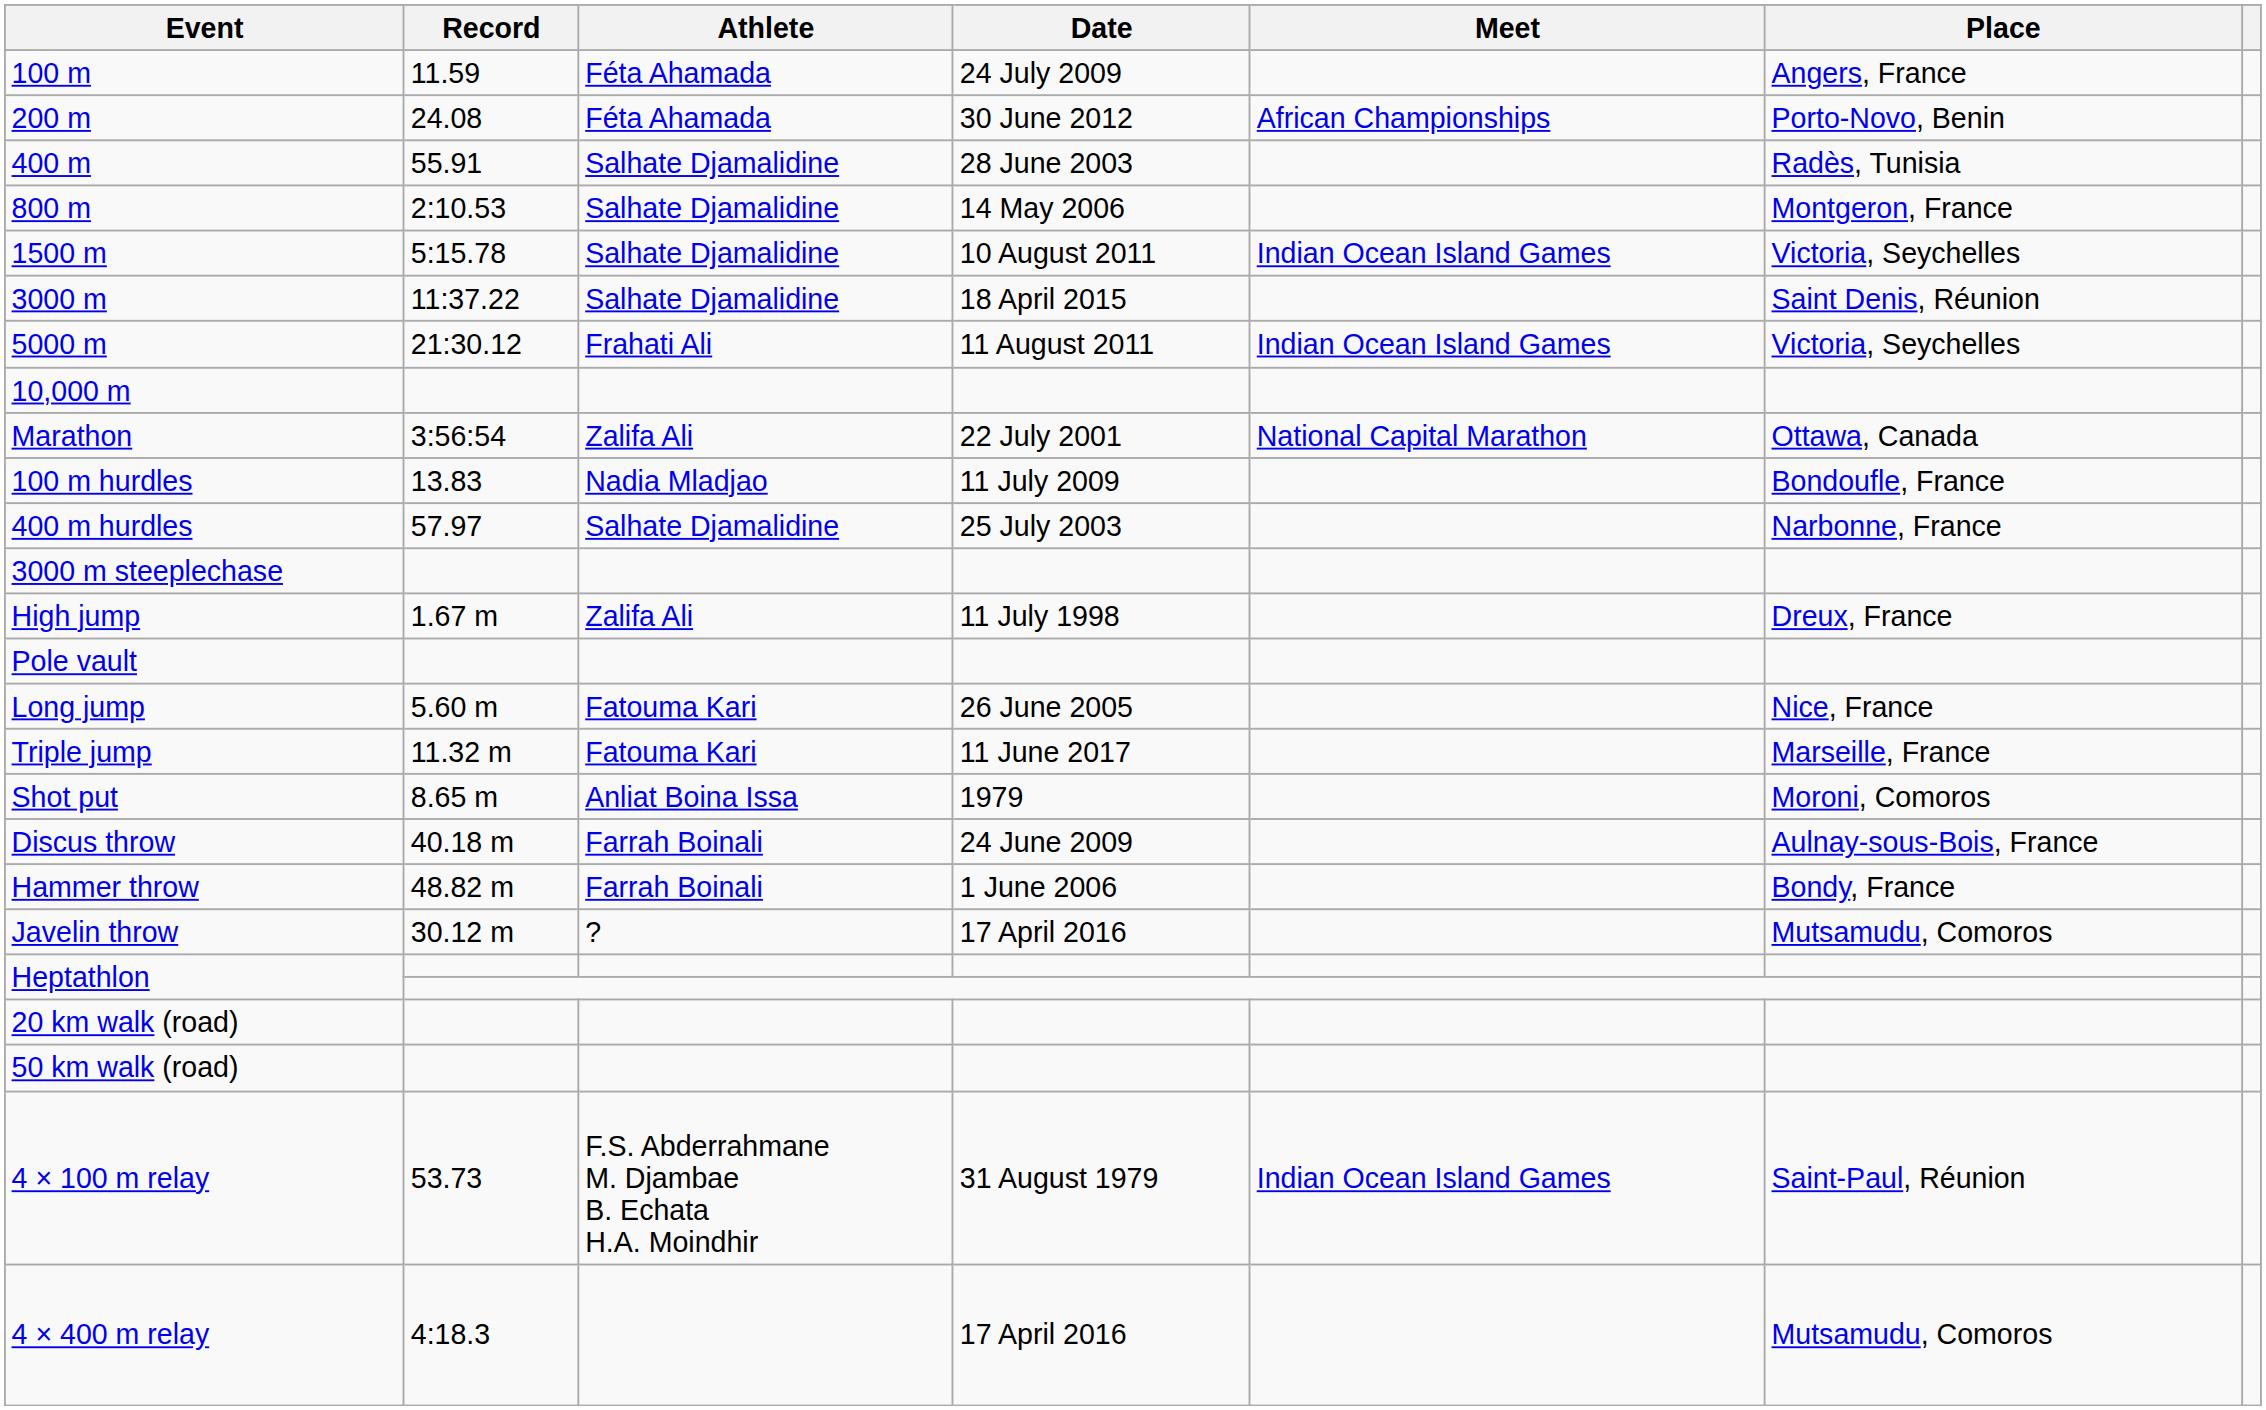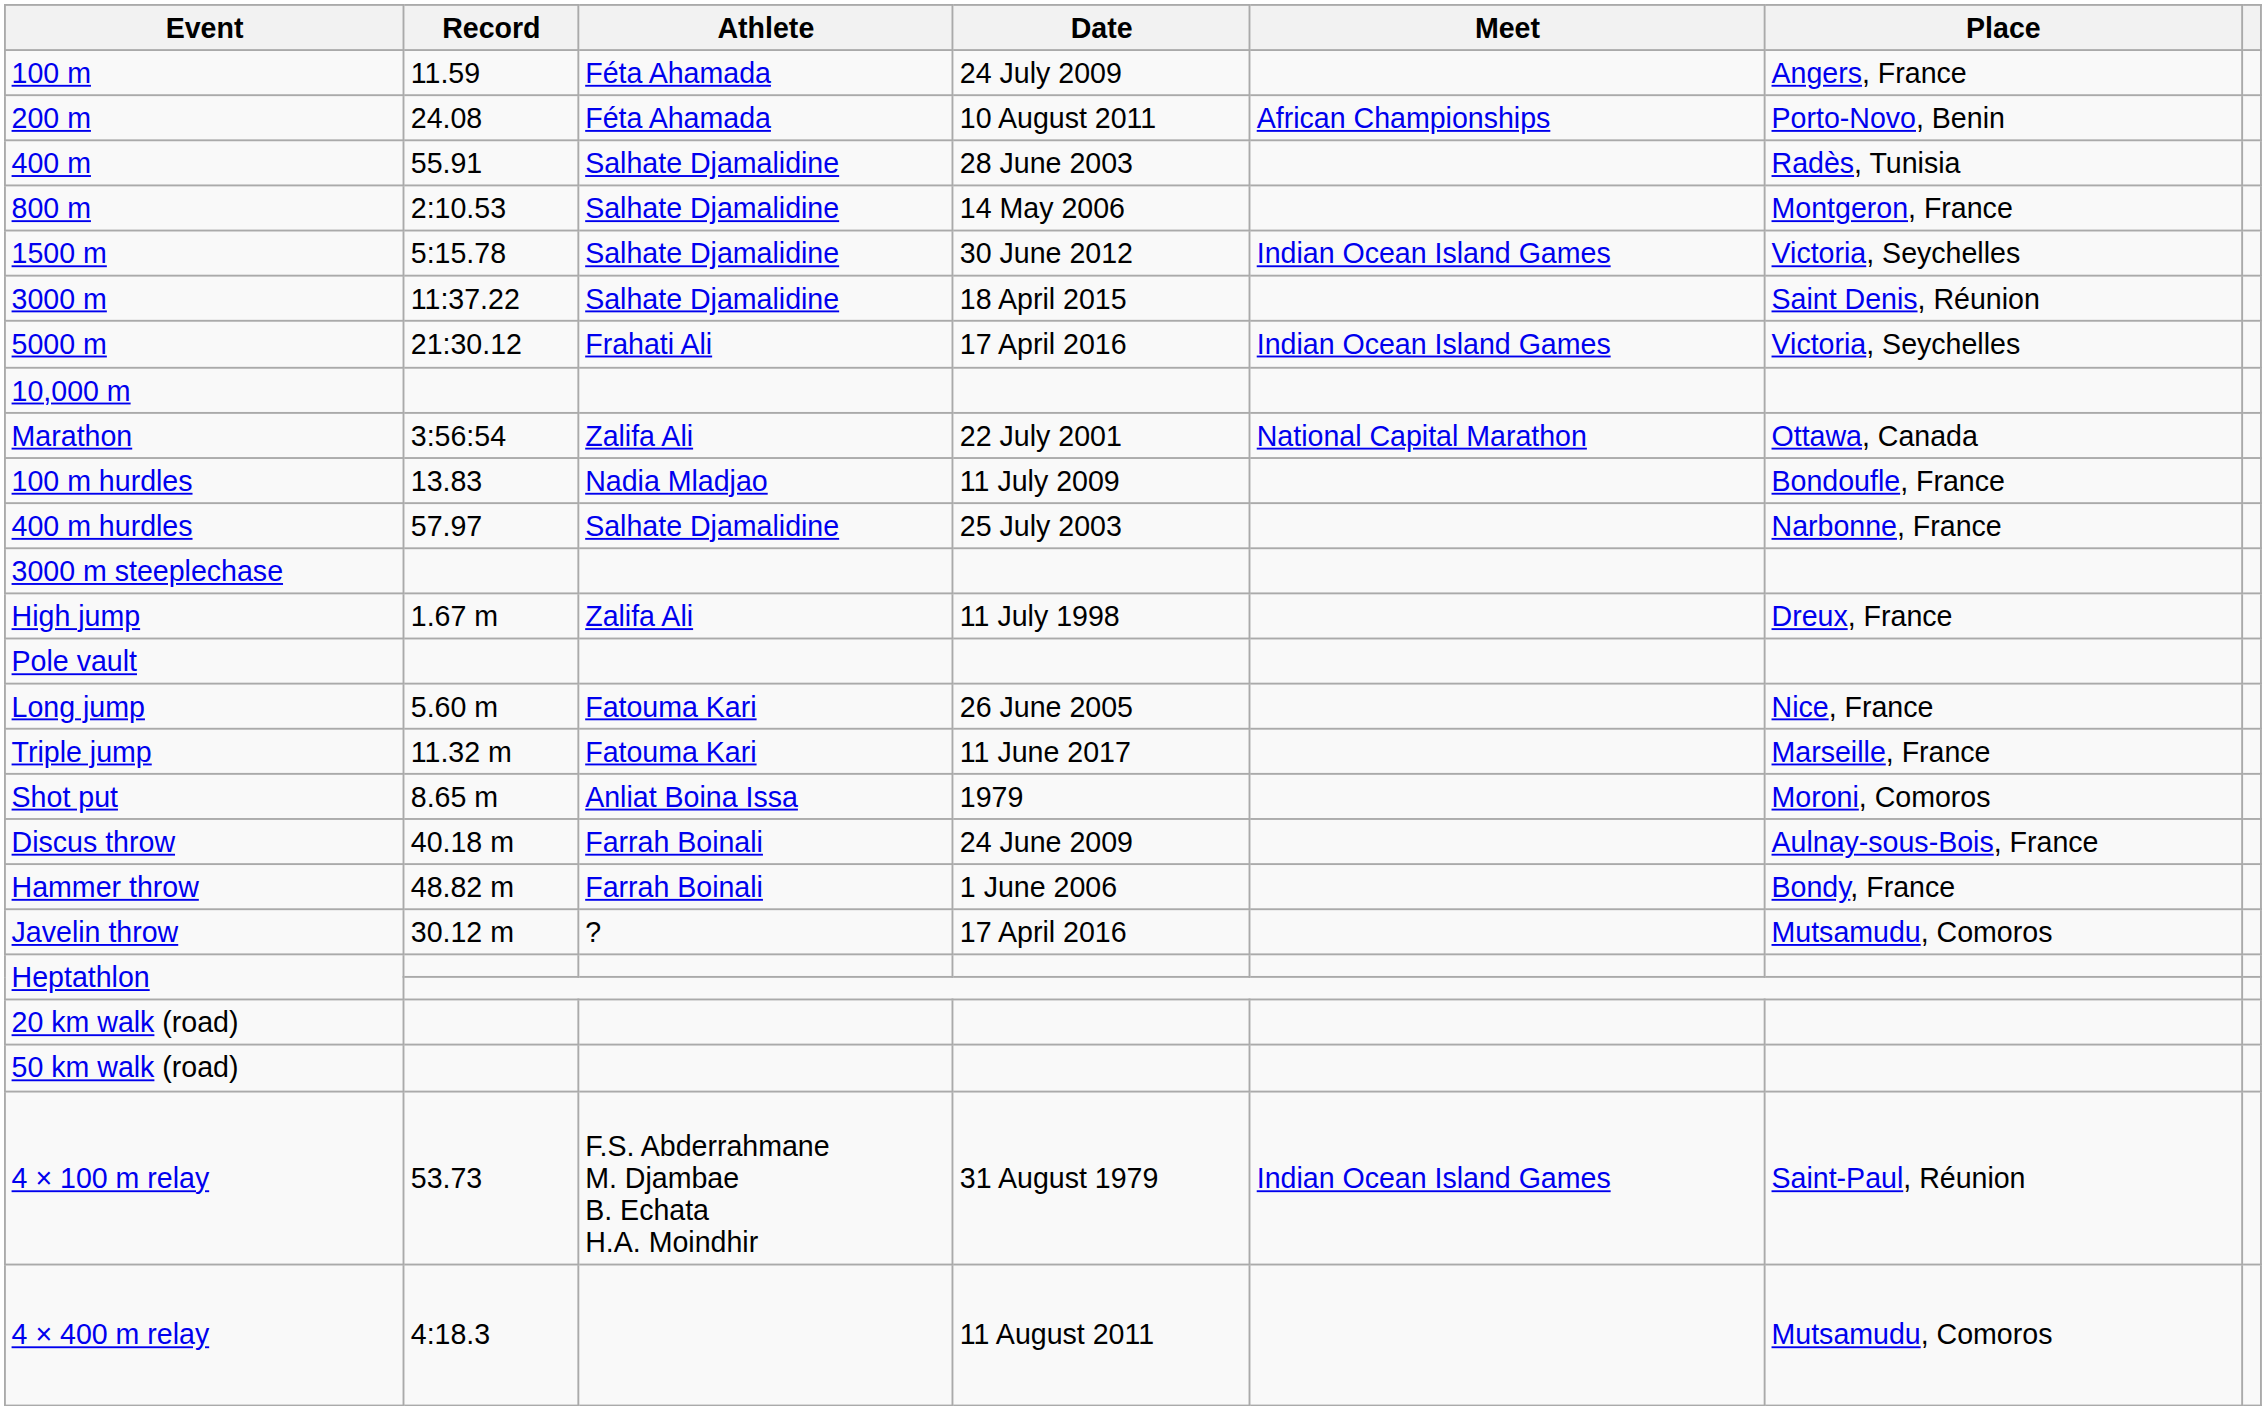(1046, 118) 30 June 2012 -> (1058, 118) 10 August 2011
(1058, 254) 10 August 2011 -> (1046, 254) 30 June 2012
(1057, 344) 11 August 2011 -> (1043, 344) 17 April 2016
(1043, 1334) 17 April 2016 -> (1057, 1334) 11 August 2011
